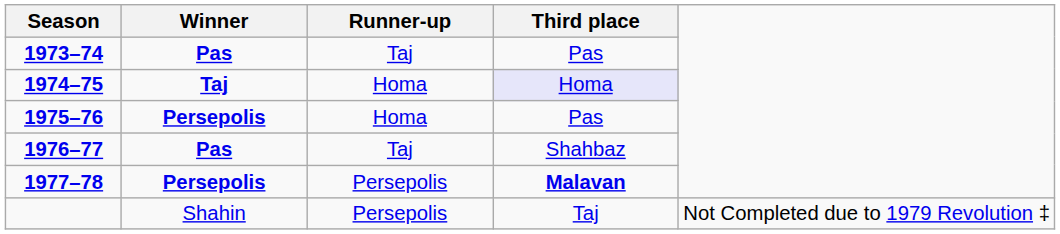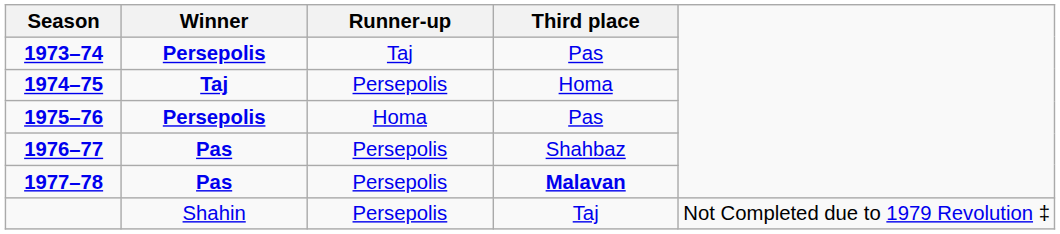(214, 53) Pas -> (214, 53) Persepolis
(400, 85) Homa -> (400, 85) Persepolis
(586, 85) lavender background -> (586, 85) no background
(400, 149) Taj -> (400, 149) Persepolis
(214, 182) Persepolis -> (214, 182) Pas
